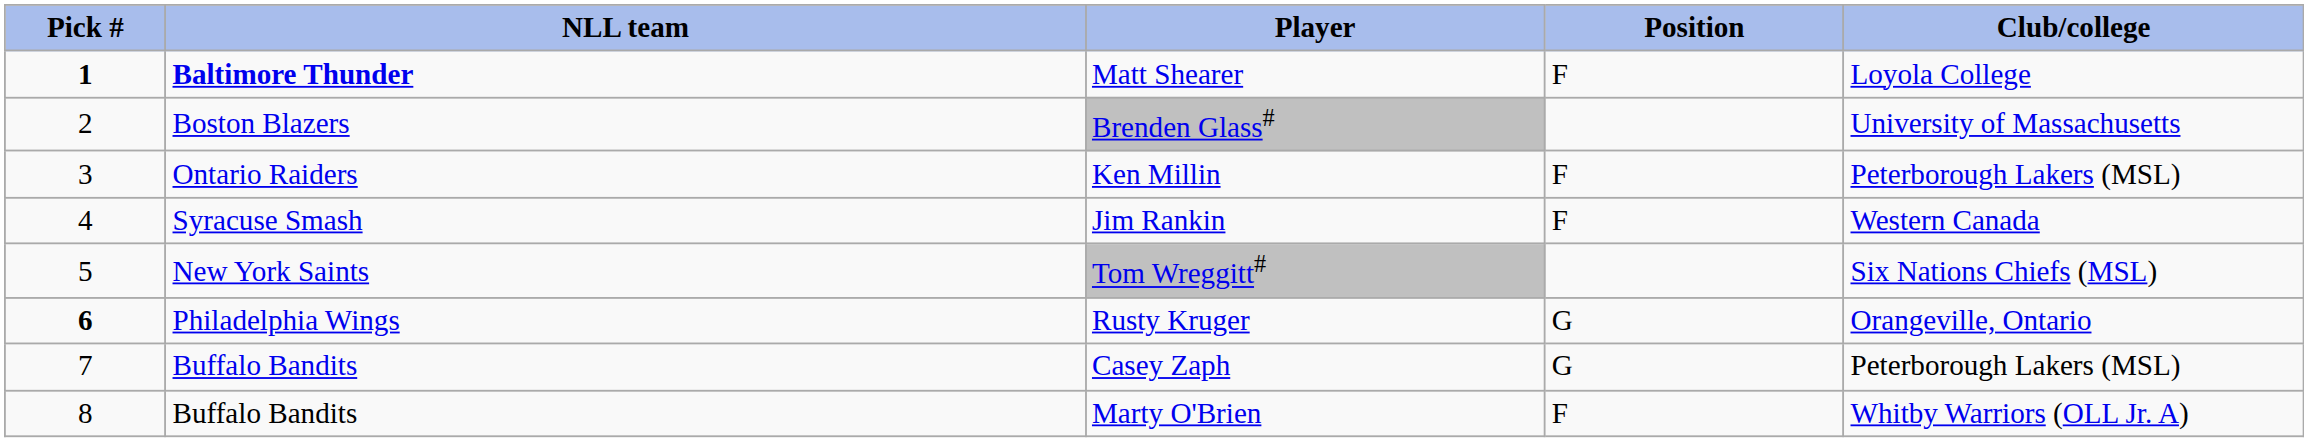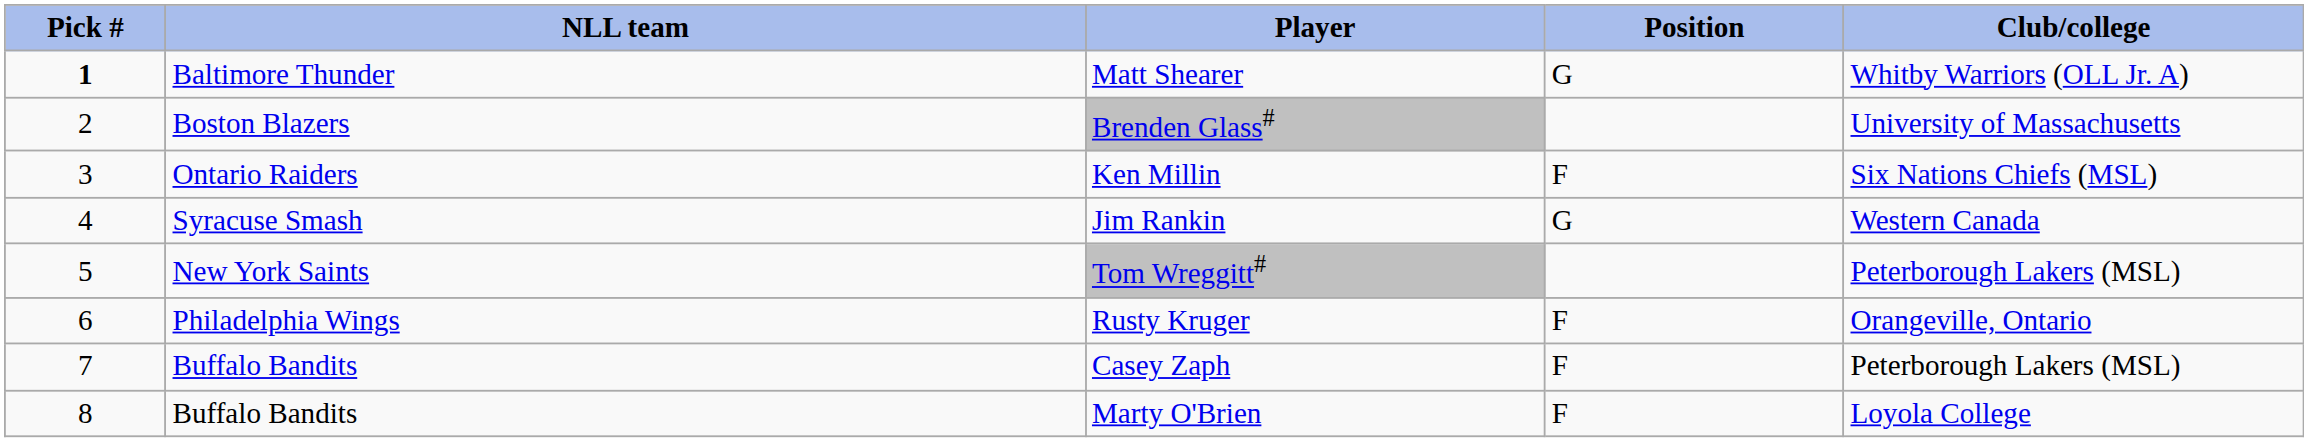(293, 73) bold -> (283, 73) normal
(1560, 73) F -> (1562, 73) G
(1941, 73) Loyola College -> (2020, 73) Whitby Warriors (OLL Jr. A)
(2015, 174) Peterborough Lakers (MSL) -> (2004, 174) Six Nations Chiefs (MSL)
(1560, 220) F -> (1562, 220) G
(2004, 270) Six Nations Chiefs (MSL) -> (2015, 270) Peterborough Lakers (MSL)
(85, 320) bold -> (85, 320) normal
(1562, 320) G -> (1560, 320) F
(1562, 366) G -> (1560, 366) F
(2020, 412) Whitby Warriors (OLL Jr. A) -> (1941, 412) Loyola College
